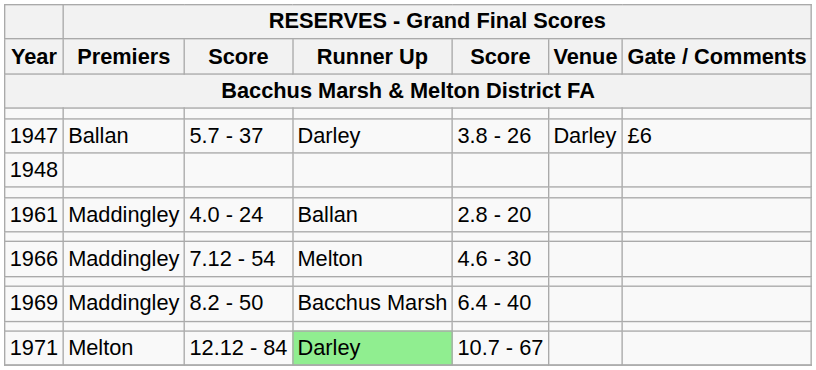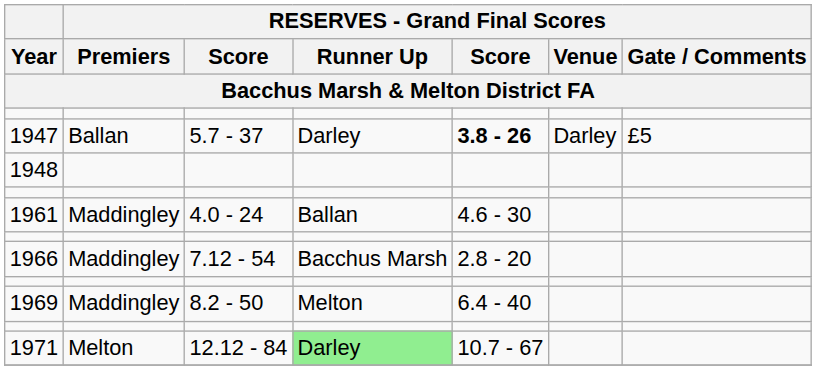(494, 135) normal -> (494, 135) bold
(640, 135) £6 -> (640, 135) £5
(494, 214) 2.8 - 20 -> (494, 214) 4.6 - 30
(330, 258) Melton -> (372, 258) Bacchus Marsh
(494, 258) 4.6 - 30 -> (494, 258) 2.8 - 20
(372, 303) Bacchus Marsh -> (330, 303) Melton
